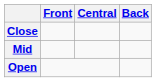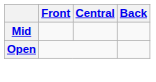- row: (22, 31)
